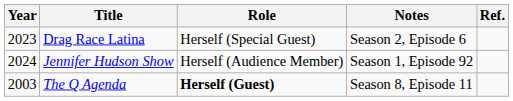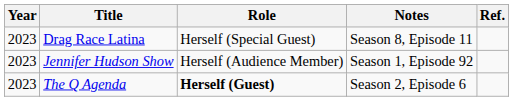(408, 38) Season 2, Episode 6 -> (411, 38) Season 8, Episode 11
(22, 61) 2024 -> (22, 61) 2023
(22, 84) 2003 -> (22, 84) 2023
(411, 84) Season 8, Episode 11 -> (408, 84) Season 2, Episode 6
